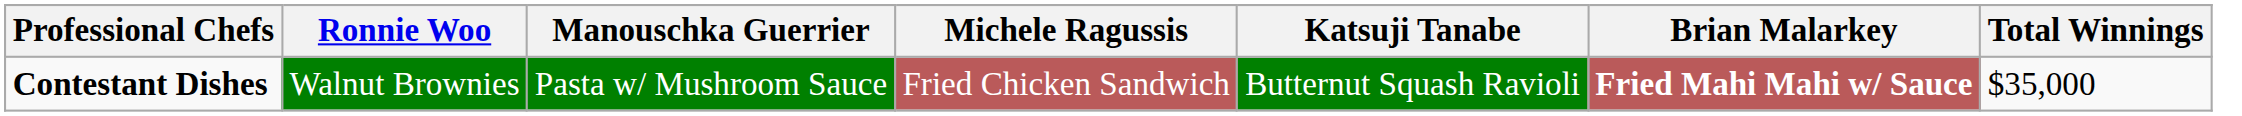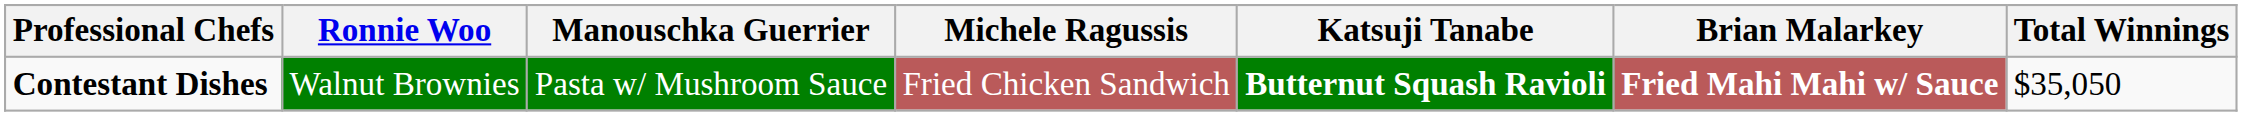(1413, 83) normal -> (1426, 83) bold
(2042, 83) $35,000 -> (2067, 83) $35,050
